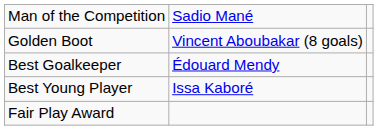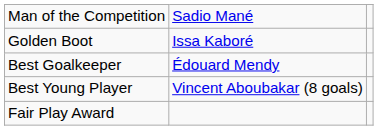(267, 40) Vincent Aboubakar (8 goals) -> (213, 40) Issa Kaboré
(213, 88) Issa Kaboré -> (267, 88) Vincent Aboubakar (8 goals)
